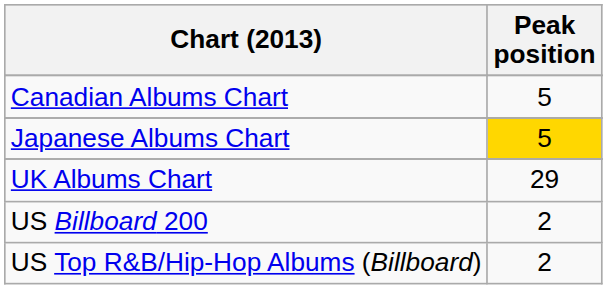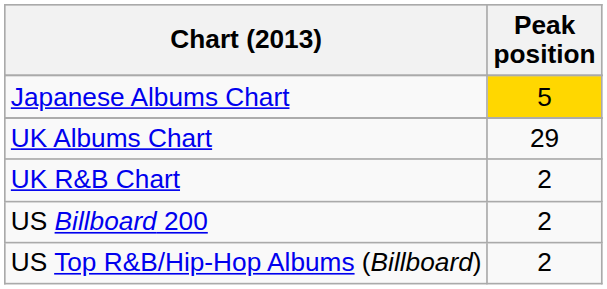- row: (149, 96)
+ row: (95, 179)
